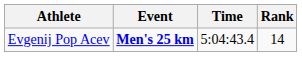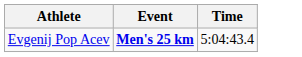- column: (277, 16)
